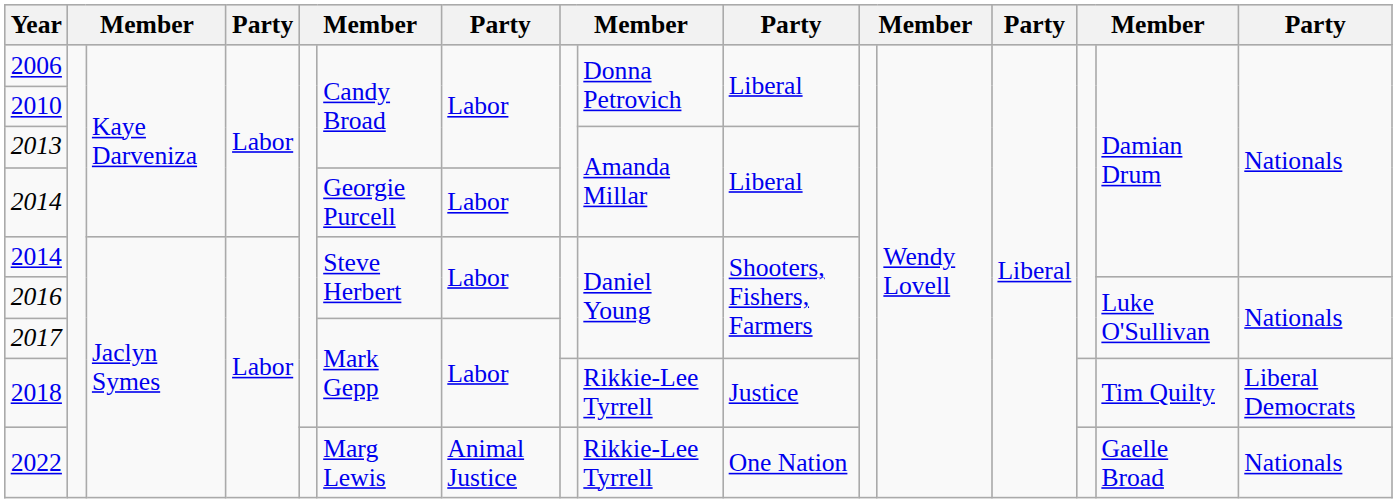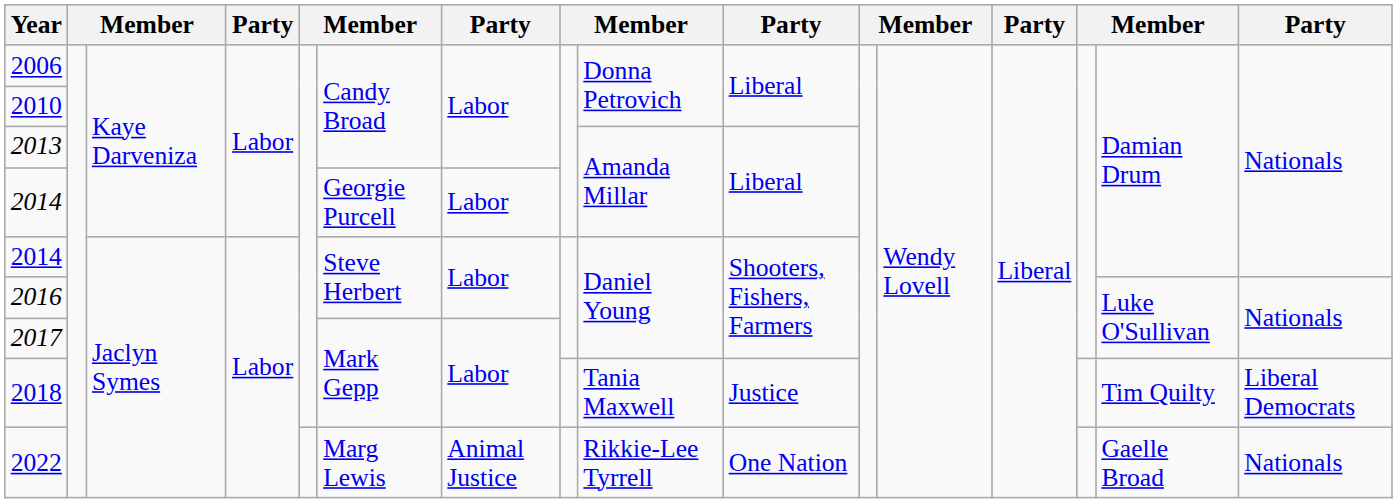(641, 392) Rikkie-Lee Tyrrell -> (629, 392) Tania Maxwell
